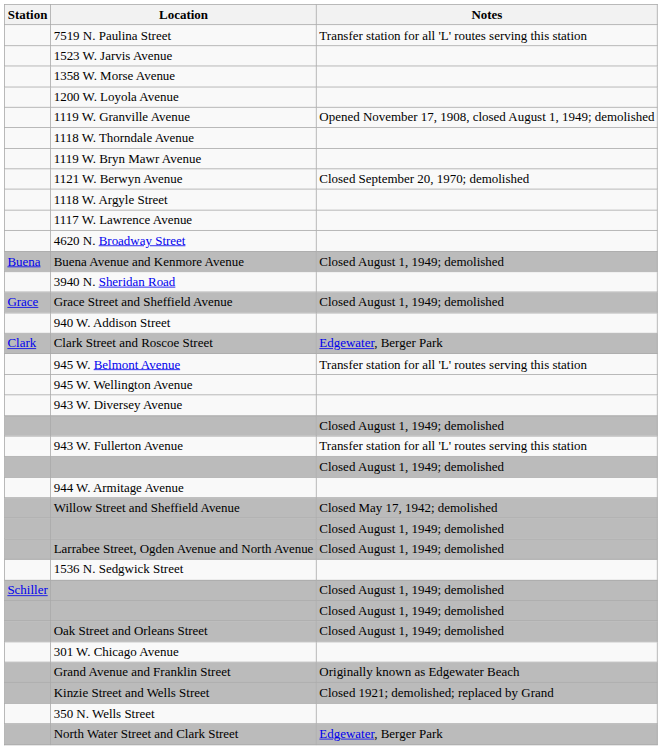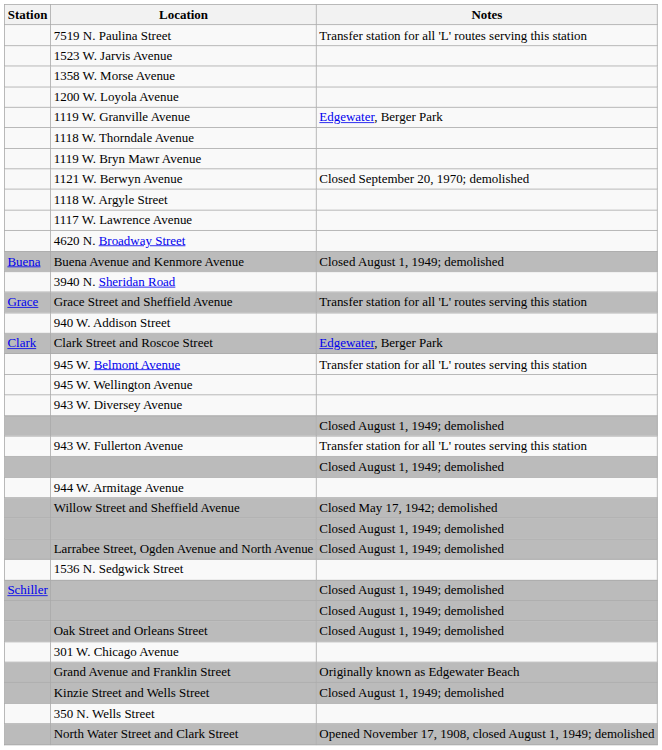(487, 117) Opened November 17, 1908, closed August 1, 1949; demolished -> (381, 117) Edgewater, Berger Park
(412, 302) Closed August 1, 1949; demolished -> (453, 302) Transfer station for all 'L' routes serving this station
(437, 693) Closed 1921; demolished; replaced by Grand -> (412, 693) Closed August 1, 1949; demolished
(381, 734) Edgewater, Berger Park -> (487, 734) Opened November 17, 1908, closed August 1, 1949; demolished
